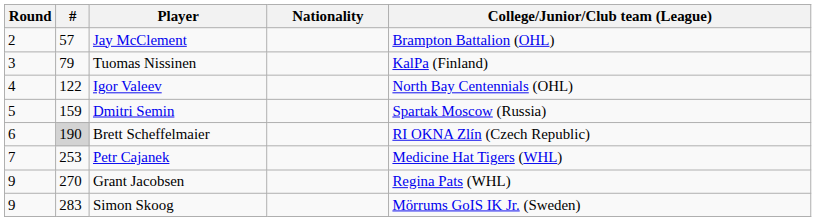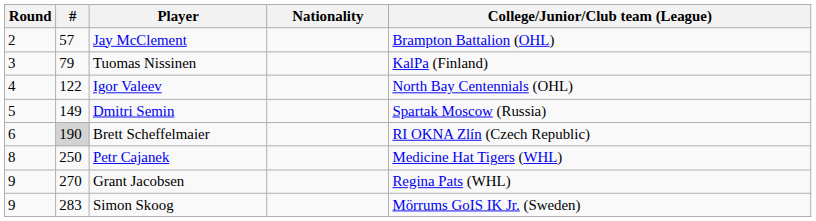(70, 110) 159 -> (70, 110) 149
(12, 157) 7 -> (12, 157) 8
(70, 157) 253 -> (70, 157) 250
